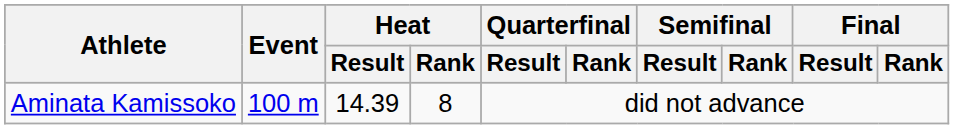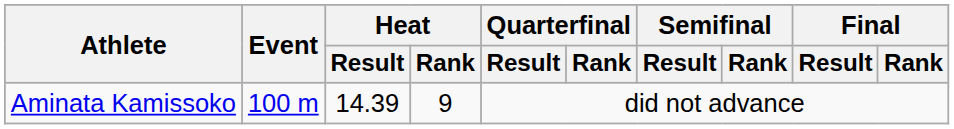(445, 104) 8 -> (445, 104) 9
